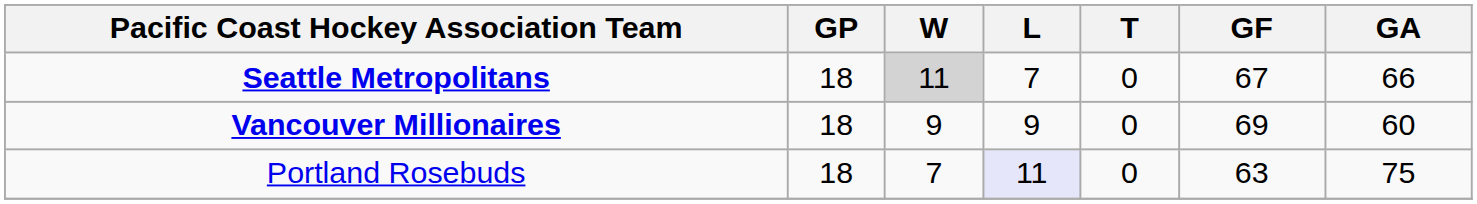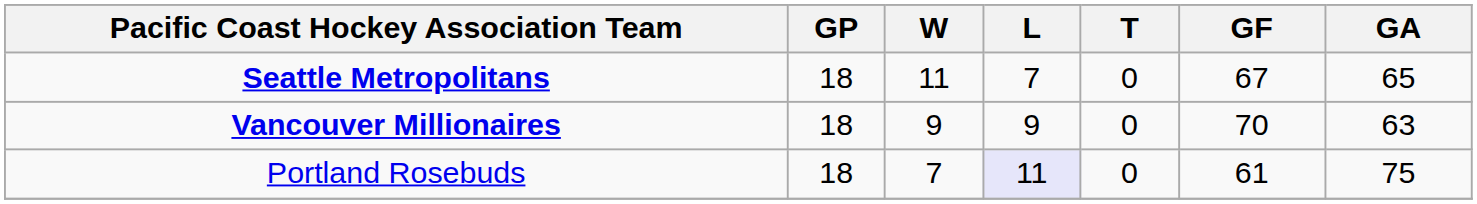(934, 76) lightgrey background -> (934, 76) no background
(1398, 76) 66 -> (1398, 76) 65
(1252, 125) 69 -> (1252, 125) 70
(1398, 125) 60 -> (1398, 125) 63
(1252, 173) 63 -> (1252, 173) 61
